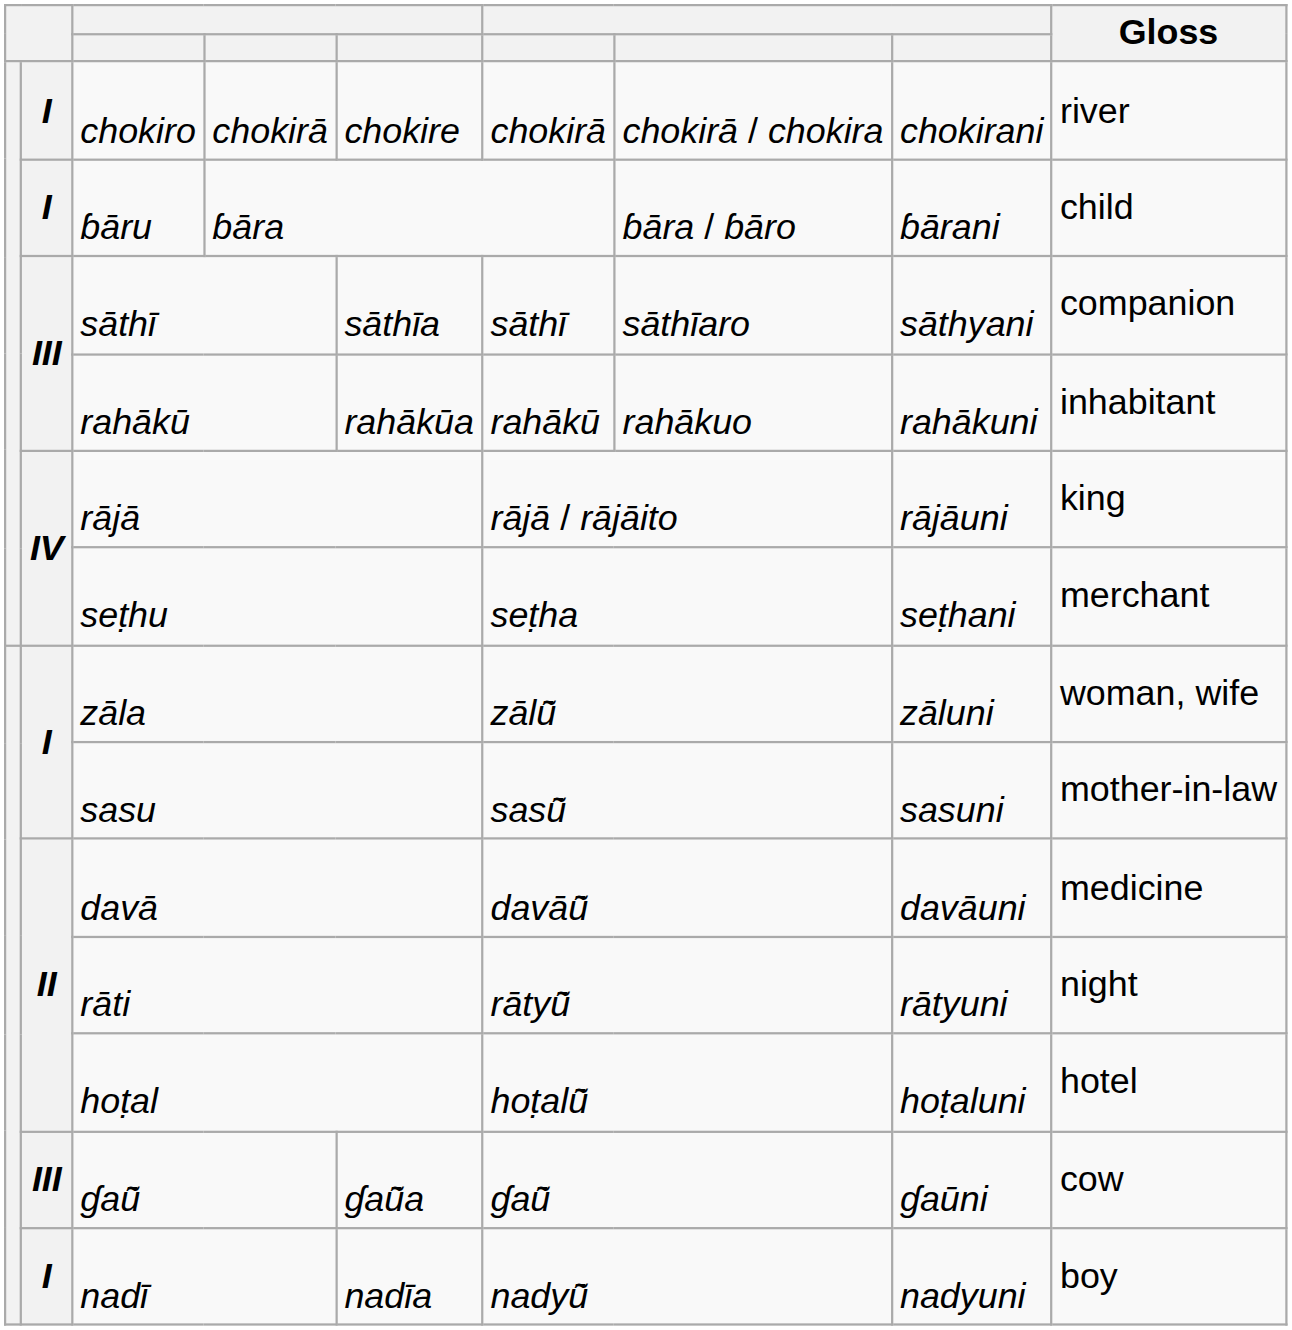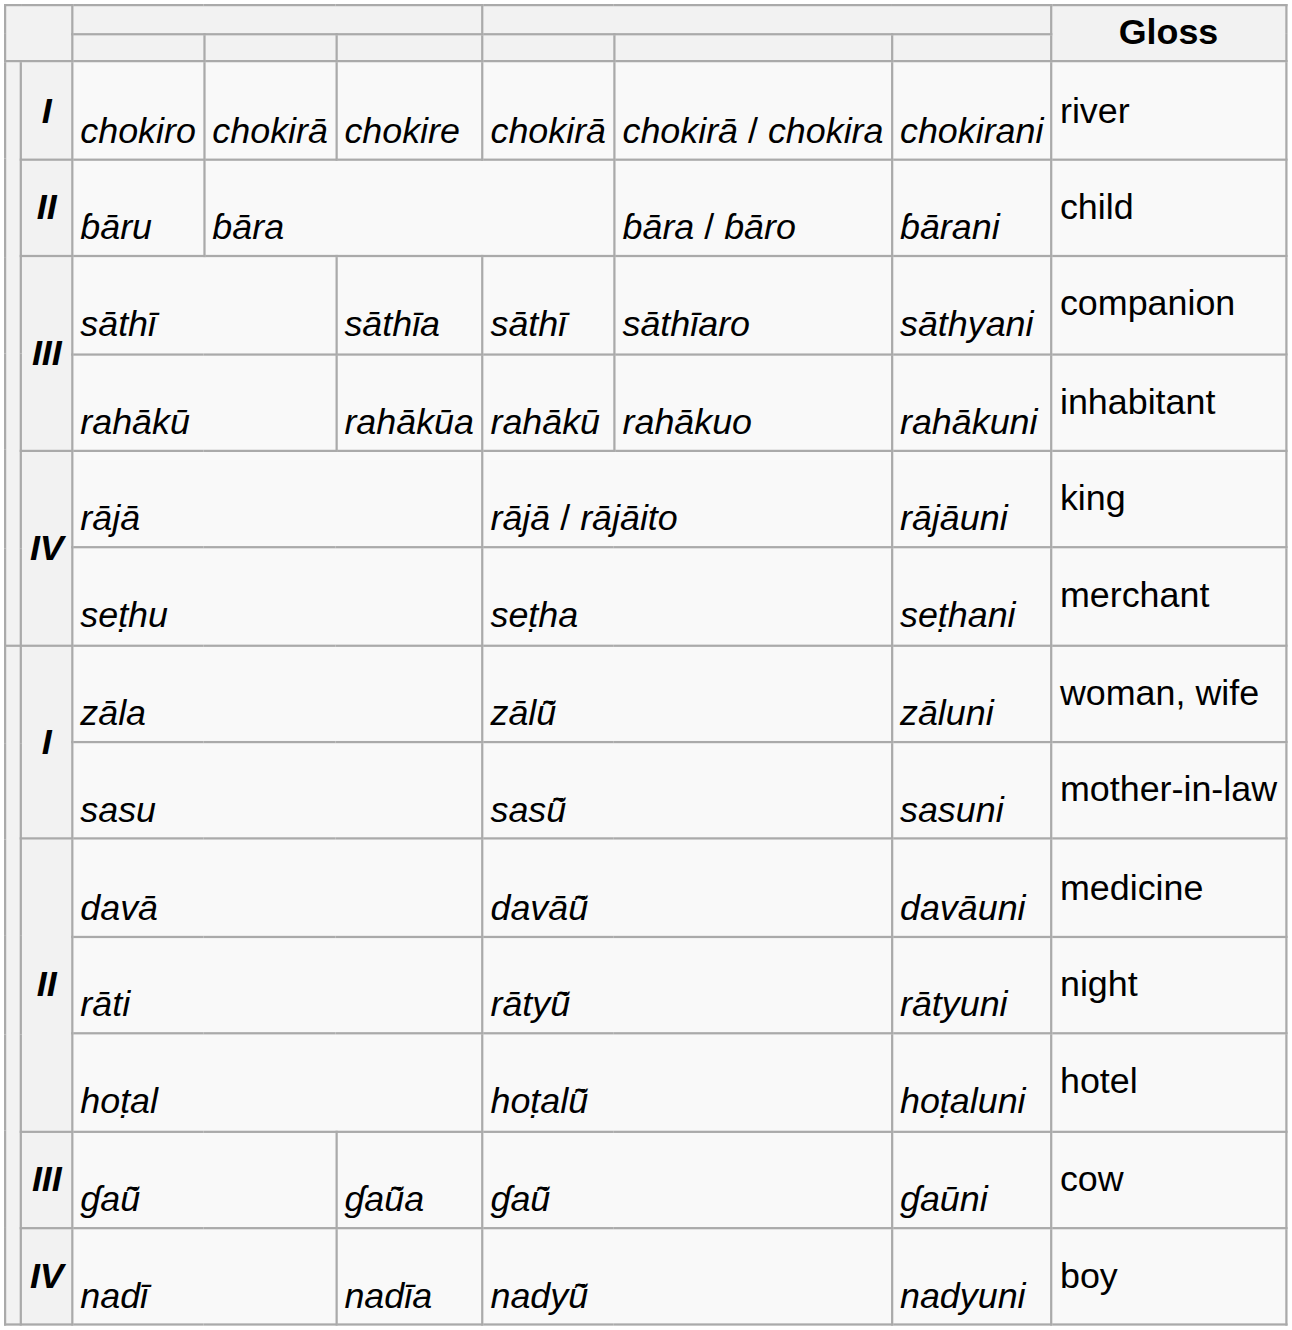(47, 207) I -> (47, 207) II
(47, 1275) I -> (47, 1275) IV
